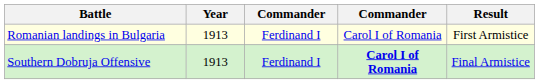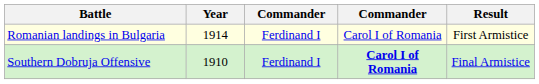(215, 34) 1913 -> (215, 34) 1914
(215, 61) 1913 -> (215, 61) 1910
